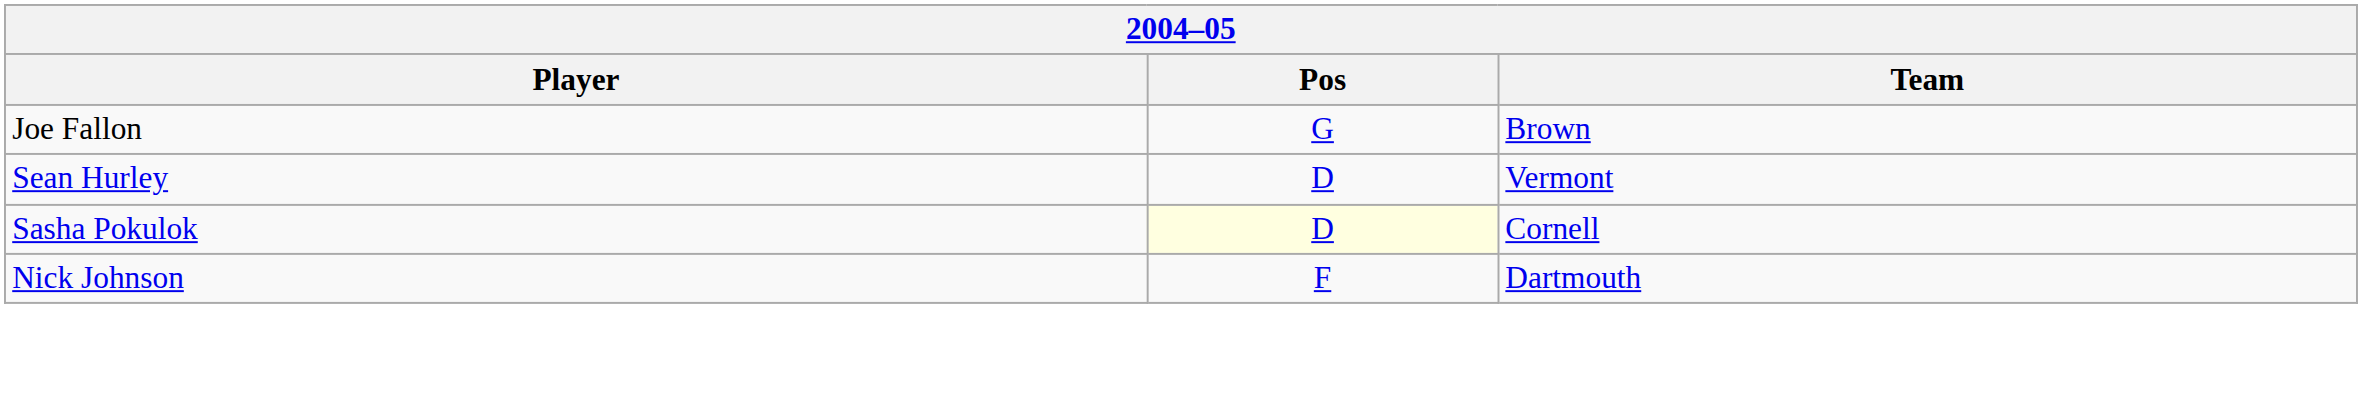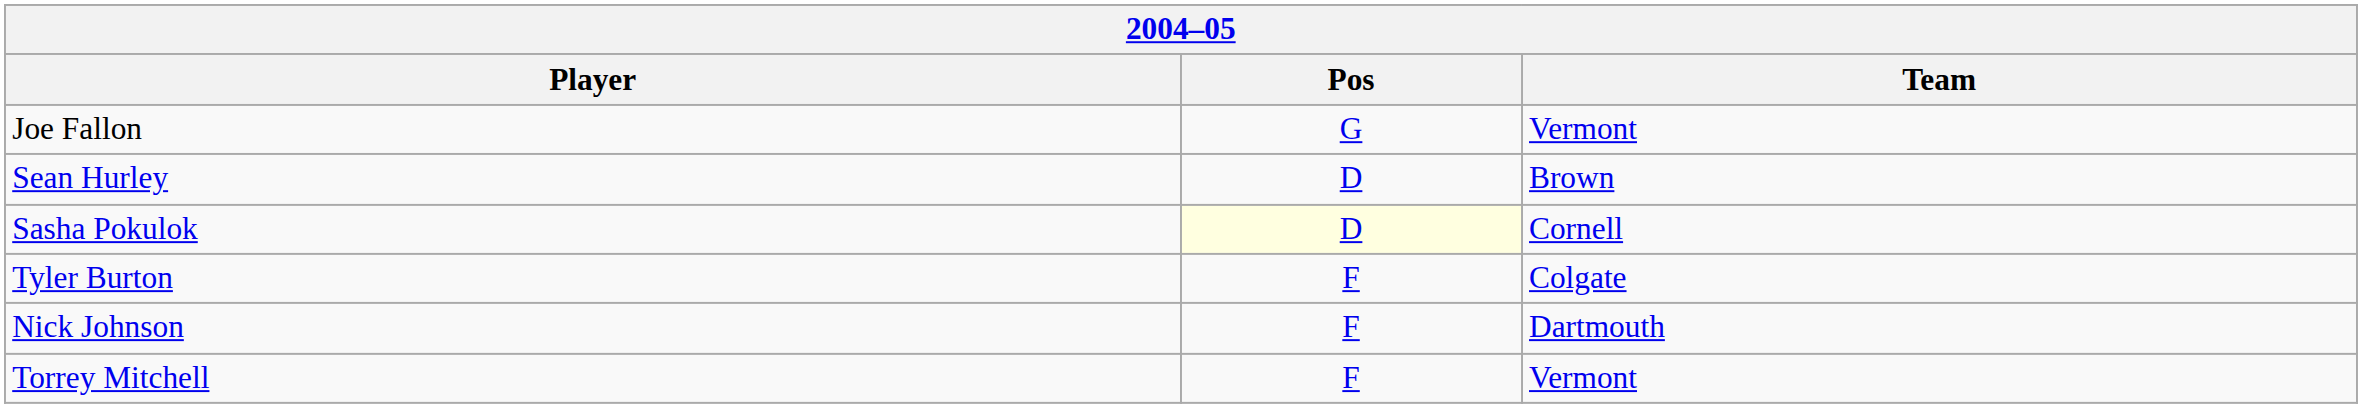(1548, 128) Brown -> (1583, 128) Vermont
(1559, 178) Vermont -> (1572, 178) Brown
+ row: (93, 278)
+ row: (111, 377)
